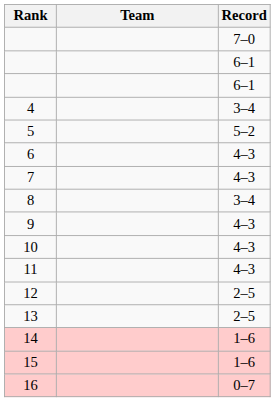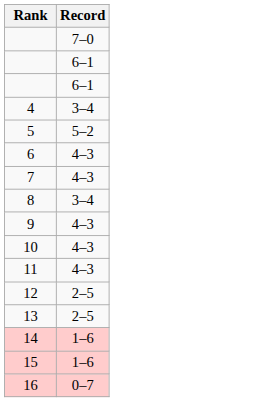- column: (137, 16)
